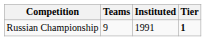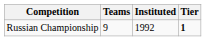(145, 28) 1991 -> (145, 28) 1992
